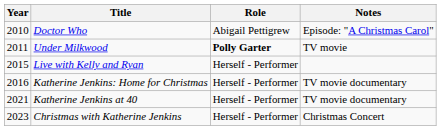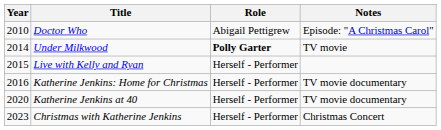(18, 47) 2011 -> (18, 47) 2014
(18, 99) 2021 -> (18, 99) 2020
